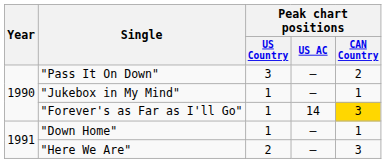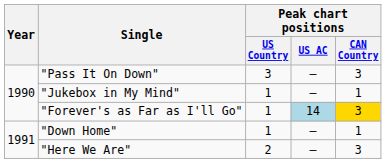(358, 74) 2 -> (358, 74) 3
(313, 112) no background -> (313, 112) lightblue background
